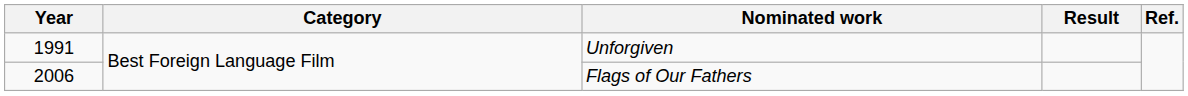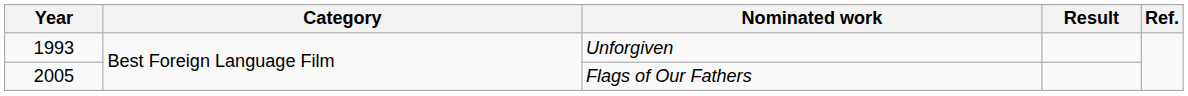(54, 47) 1991 -> (54, 47) 1993
(54, 76) 2006 -> (54, 76) 2005
